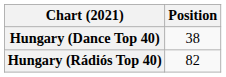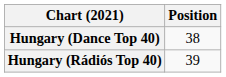(193, 60) 82 -> (193, 60) 39
